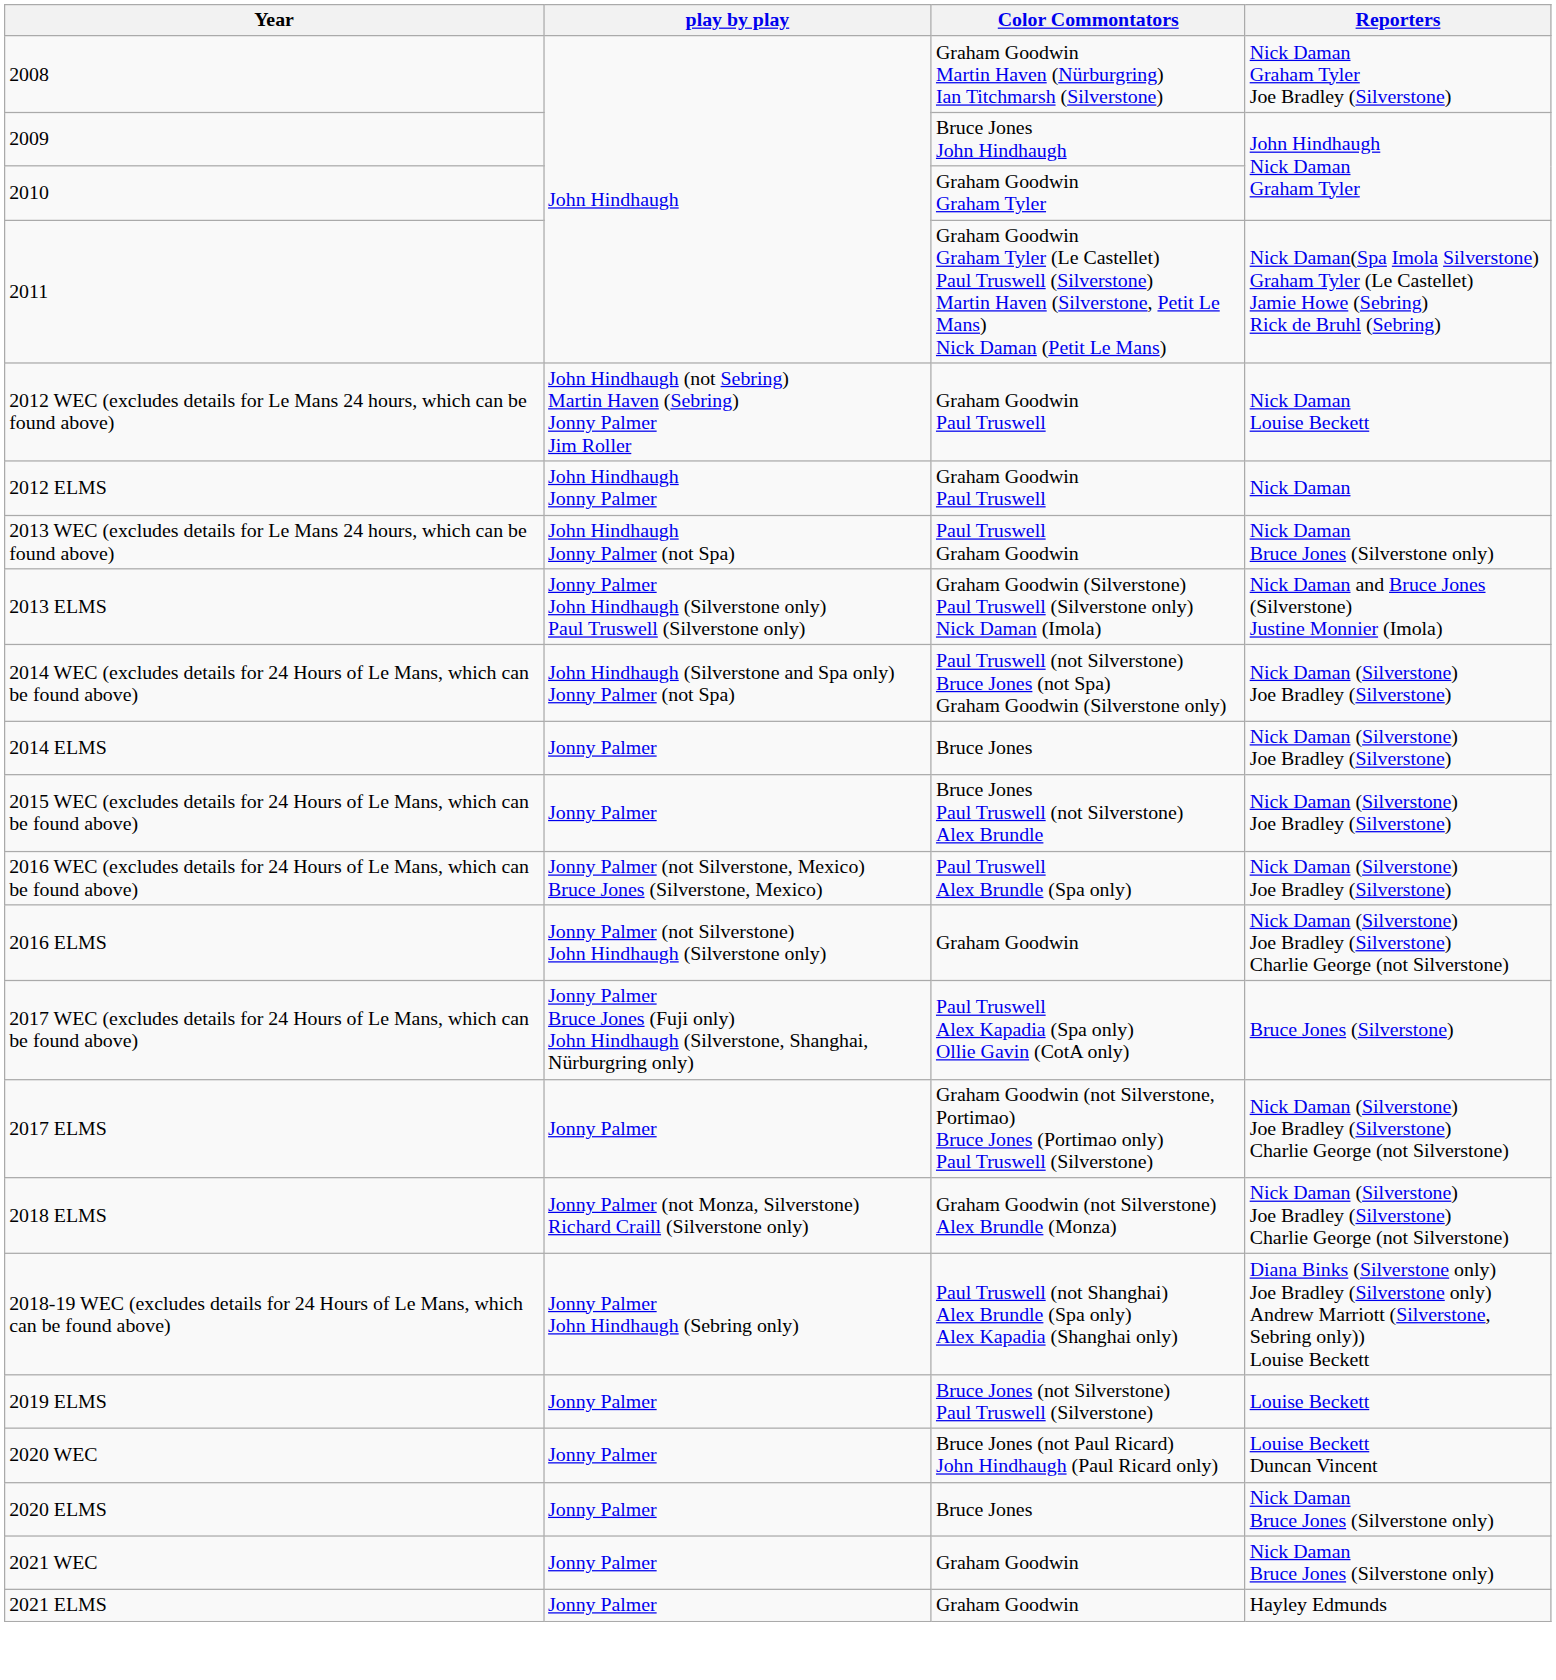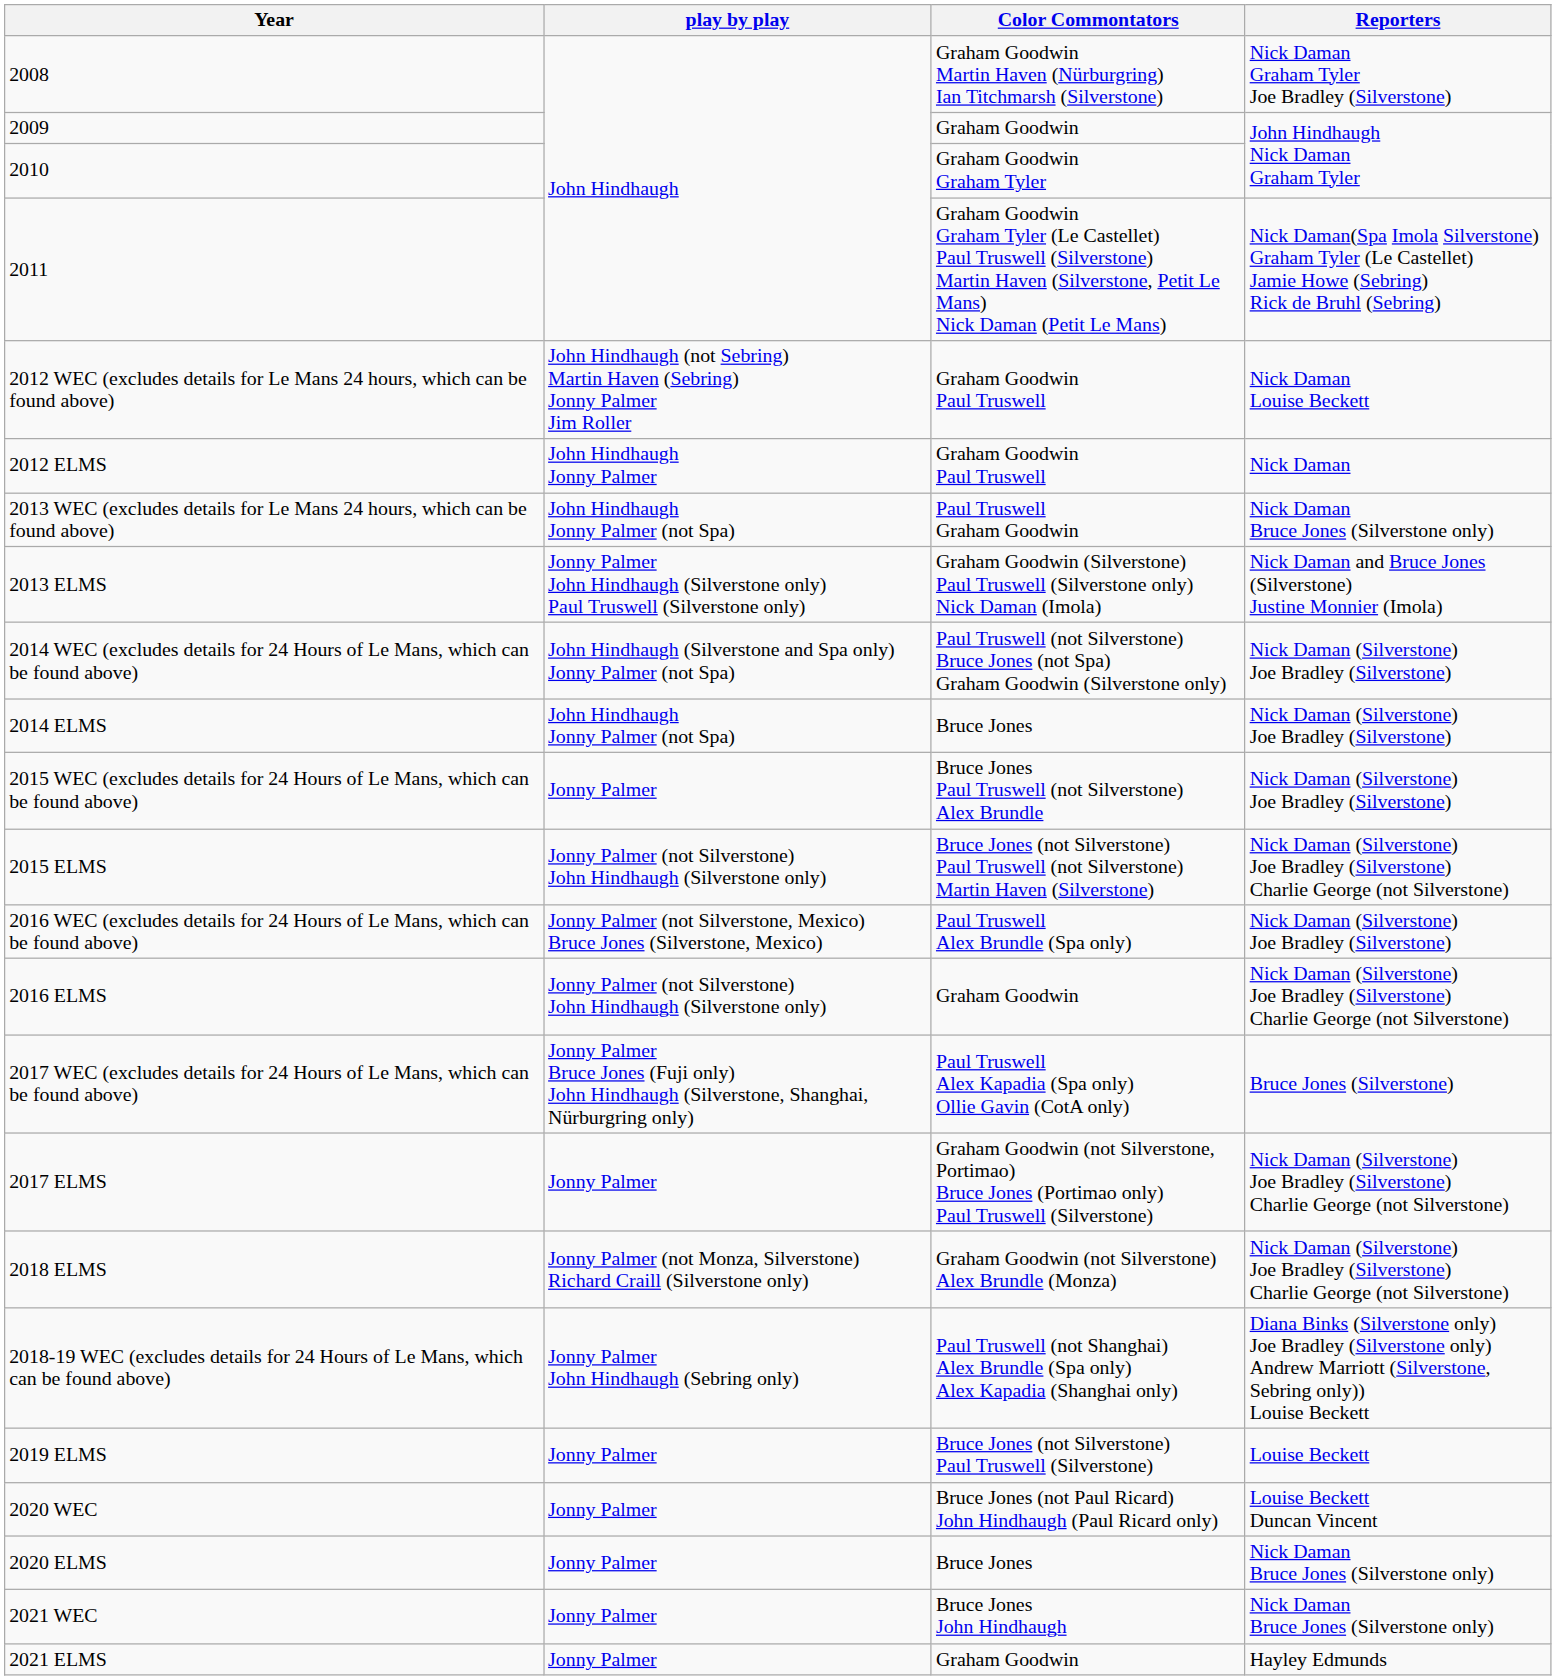(1001, 138) Bruce Jones John Hindhaugh -> (1007, 127) Graham Goodwin
(602, 747) Jonny Palmer -> (641, 725) John Hindhaugh Jonny Palmer (not Spa)
+ row: (58, 866)
(1007, 1562) Graham Goodwin -> (1001, 1616) Bruce Jones John Hindhaugh
